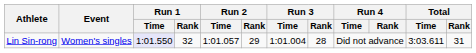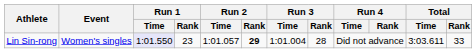(188, 41) 32 -> (188, 41) 23
(254, 41) normal -> (254, 41) bold
(459, 41) 31 -> (459, 41) 33
